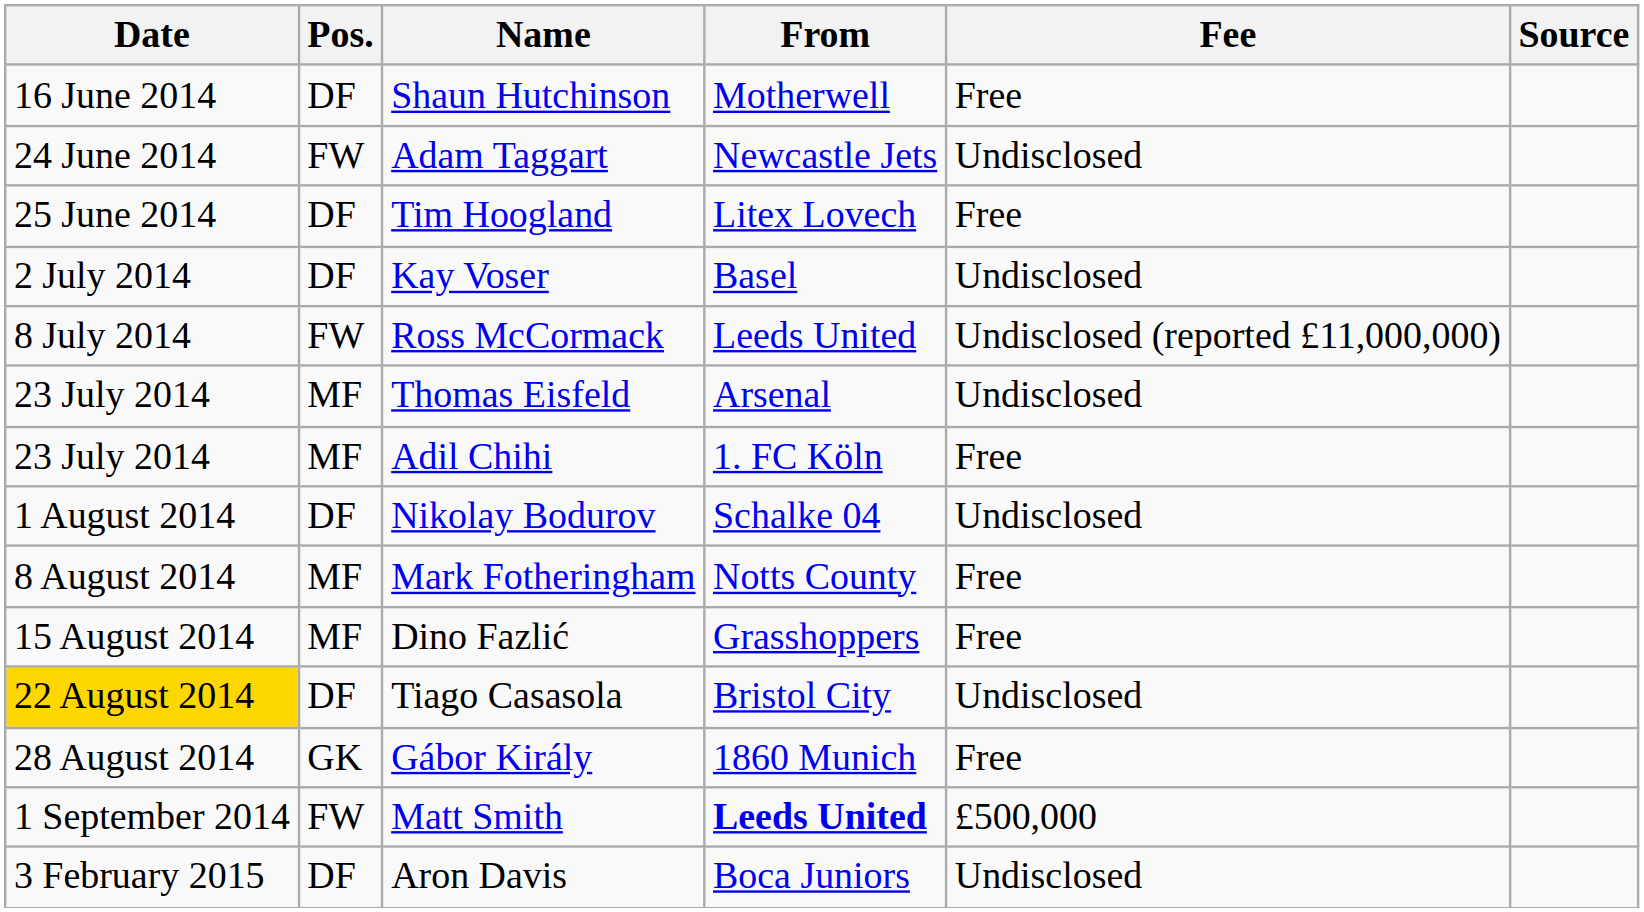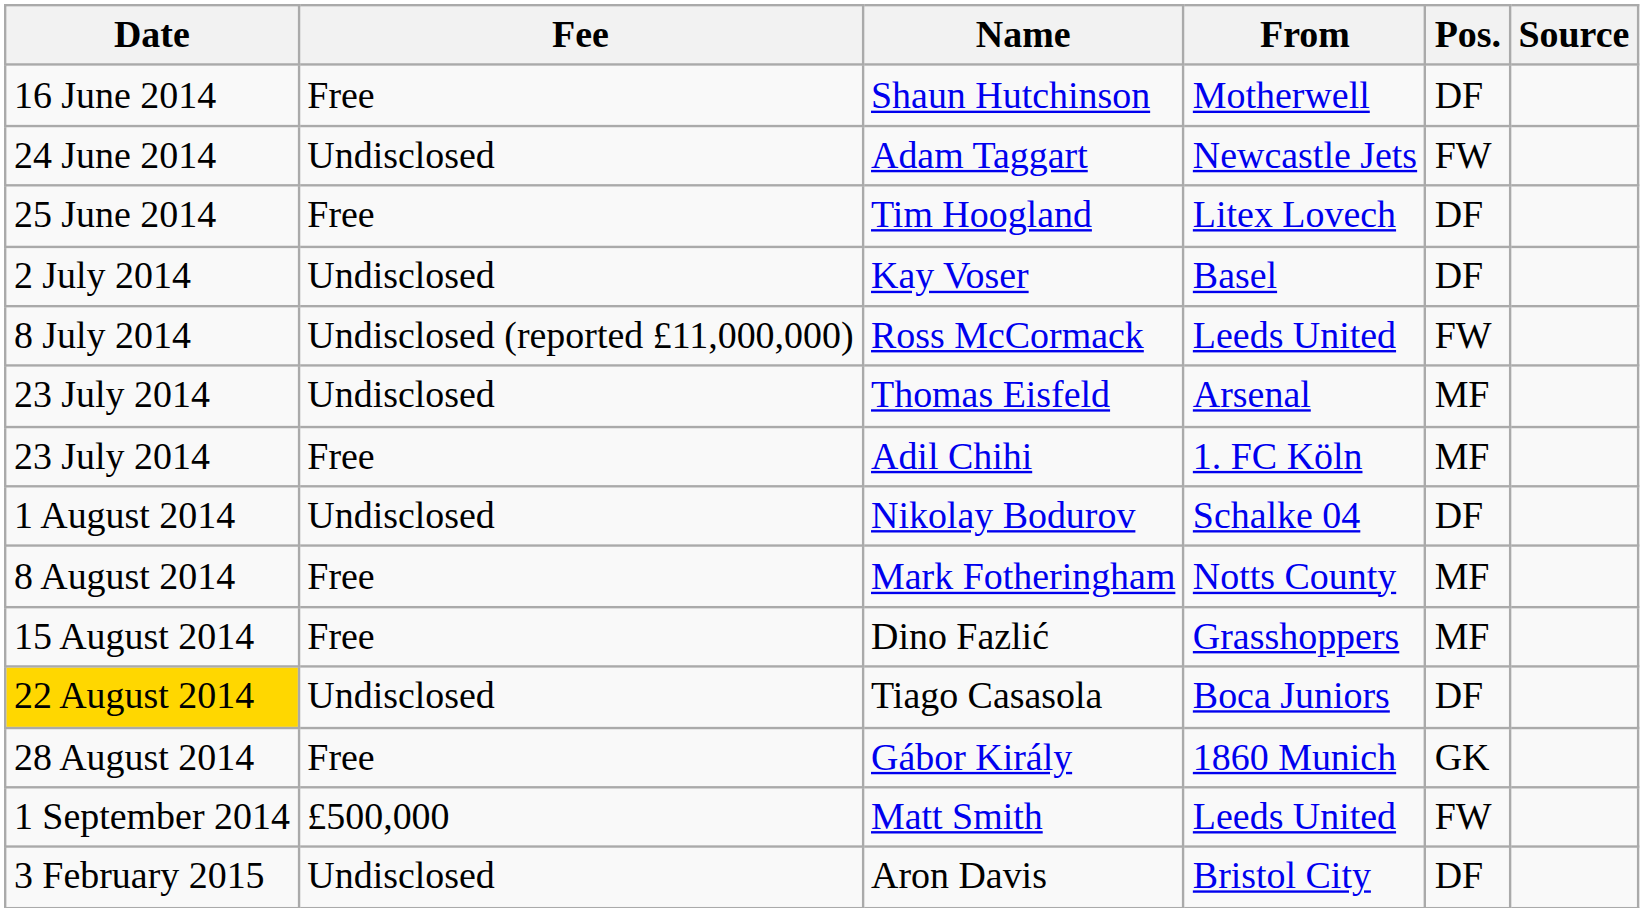columns swapped: (341, 34) <-> (1228, 34)
(802, 696) Bristol City -> (1291, 696) Boca Juniors
(820, 816) bold -> (1294, 816) normal
(811, 876) Boca Juniors -> (1282, 876) Bristol City
